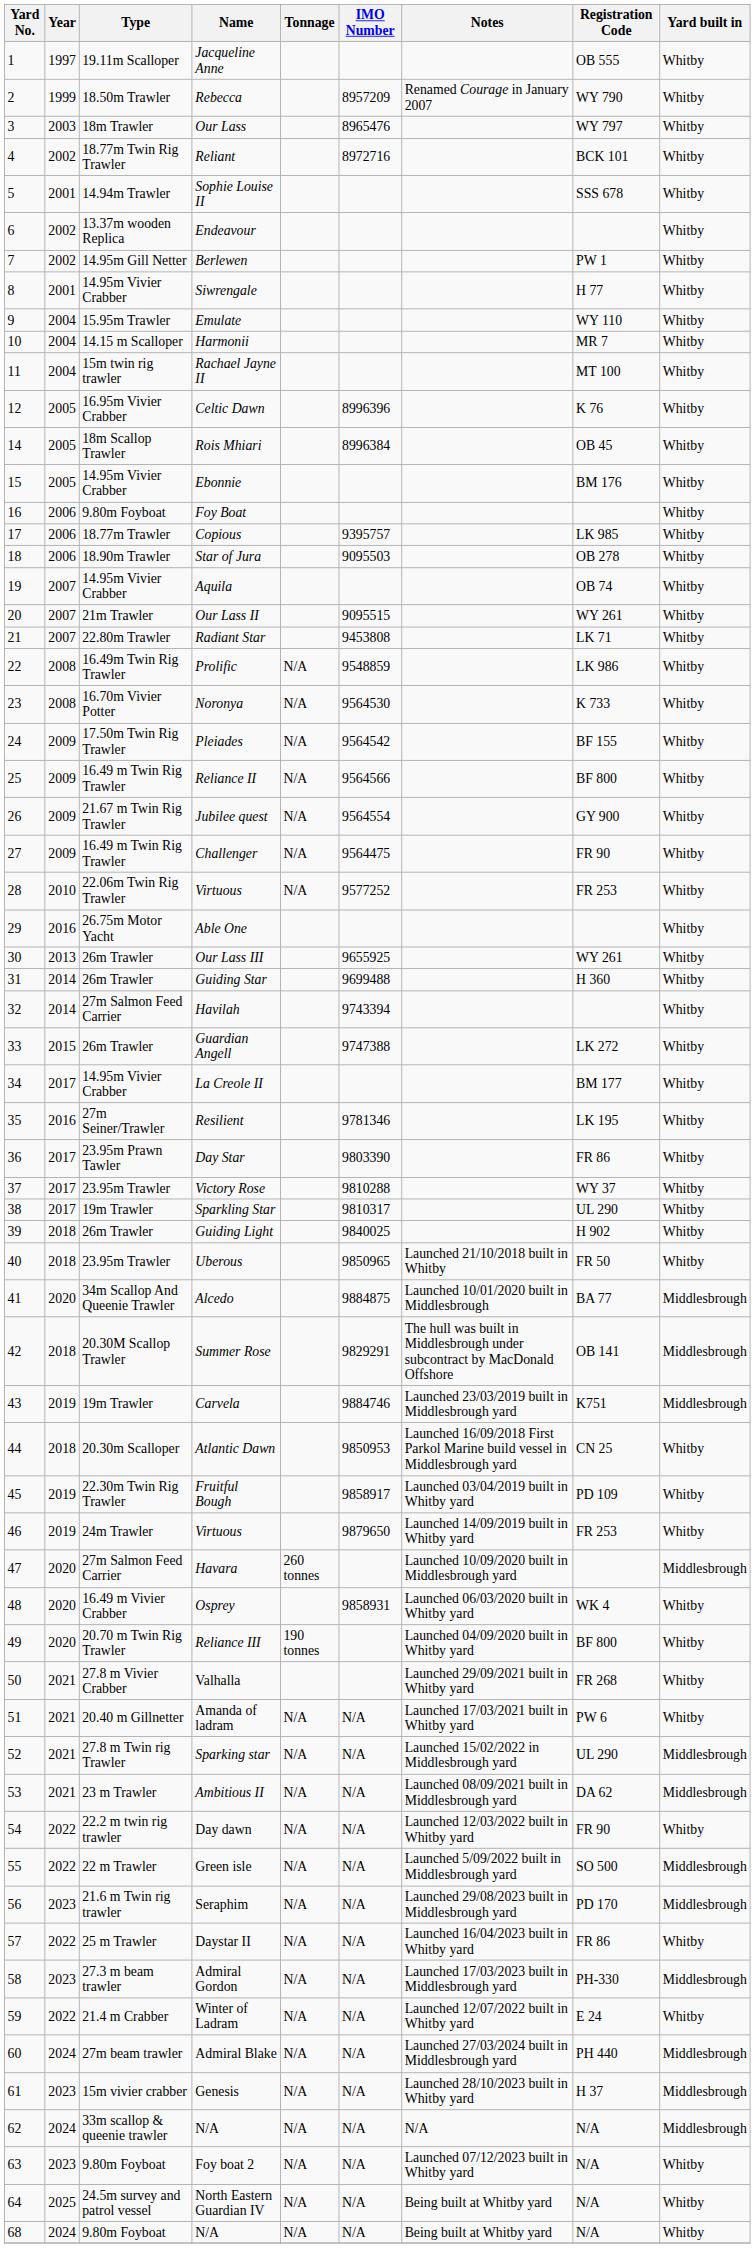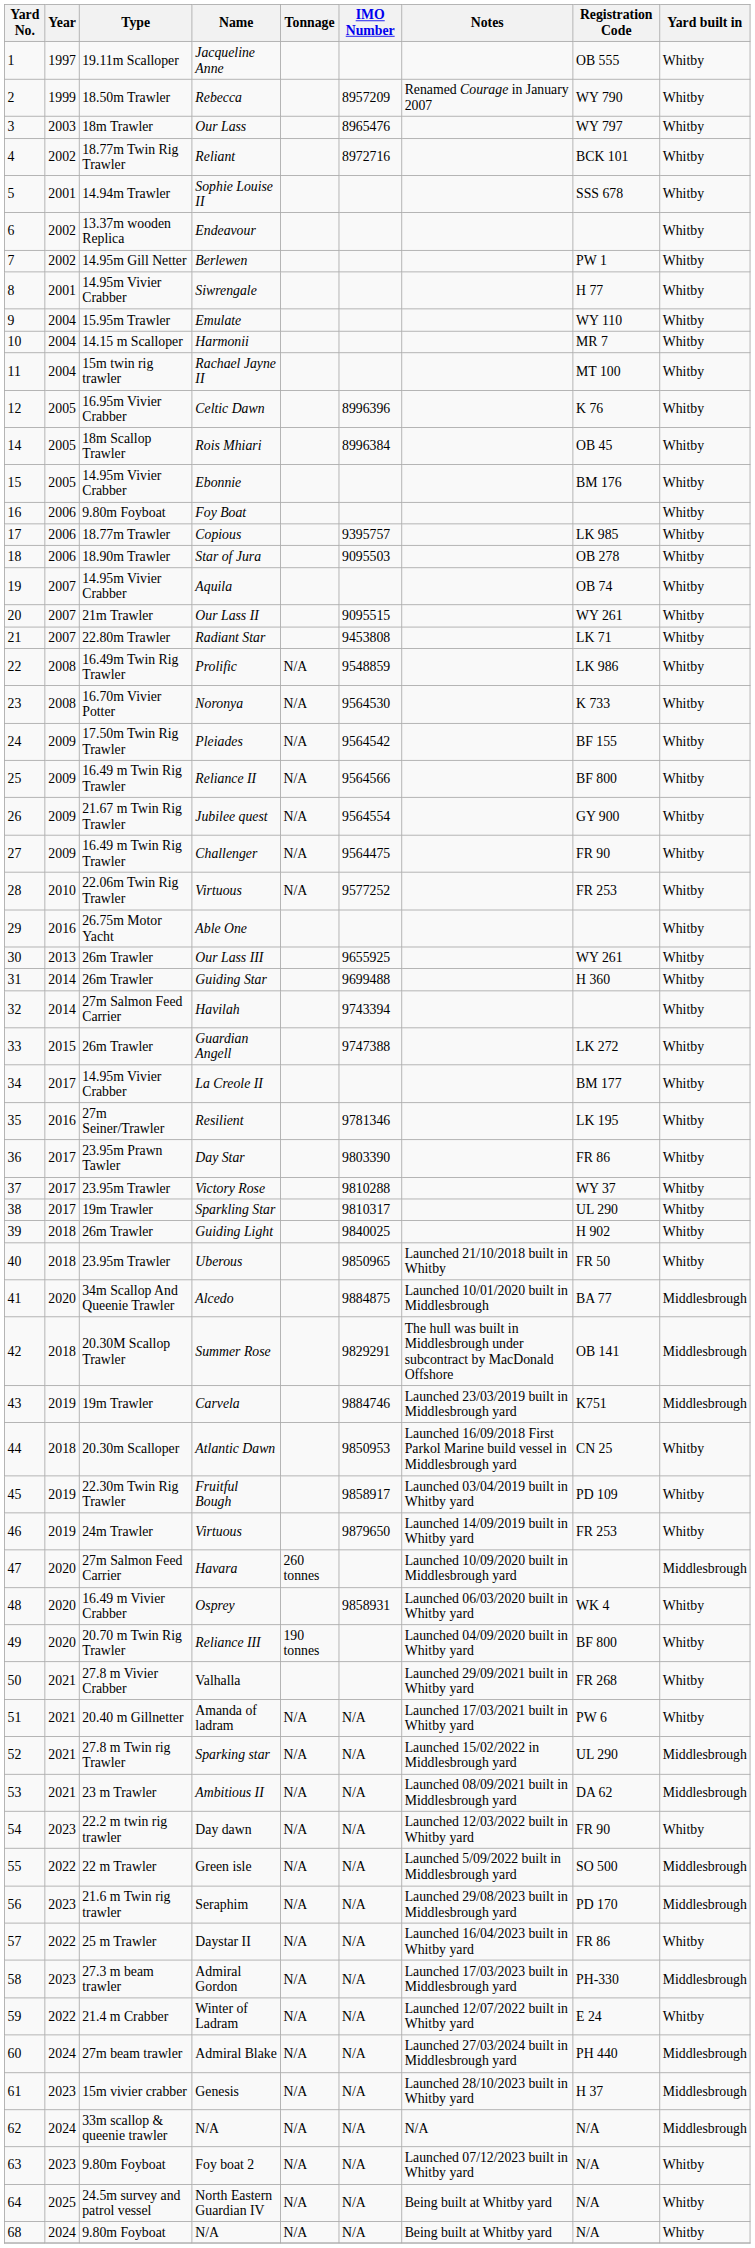(62, 1829) 2022 -> (62, 1829) 2023
